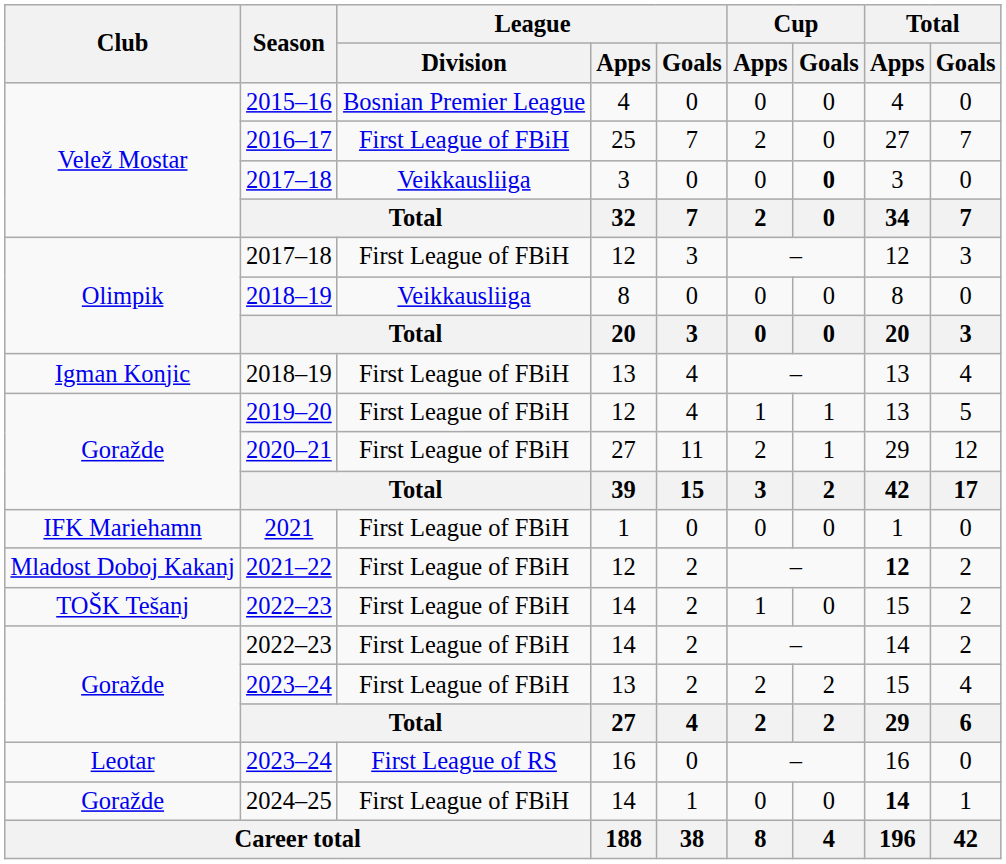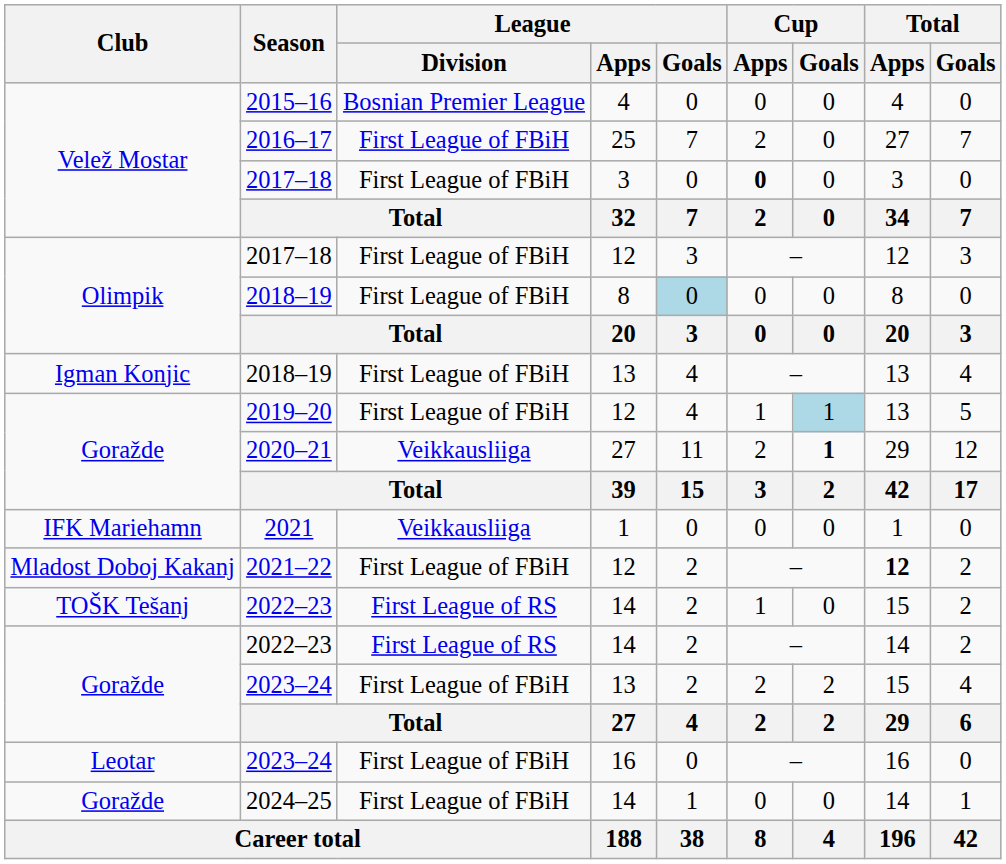(464, 179) Veikkausliiga -> (464, 179) First League of FBiH
(760, 179) normal -> (760, 179) bold
(829, 179) bold -> (829, 179) normal
(464, 295) Veikkausliiga -> (464, 295) First League of FBiH
(692, 295) no background -> (692, 295) lightblue background
(829, 412) no background -> (829, 412) lightblue background
(464, 450) First League of FBiH -> (464, 450) Veikkausliiga
(829, 450) normal -> (829, 450) bold
(464, 528) First League of FBiH -> (464, 528) Veikkausliiga
(464, 606) First League of FBiH -> (464, 606) First League of RS
(464, 645) First League of FBiH -> (464, 645) First League of RS
(464, 761) First League of RS -> (464, 761) First League of FBiH
(897, 800) bold -> (897, 800) normal
